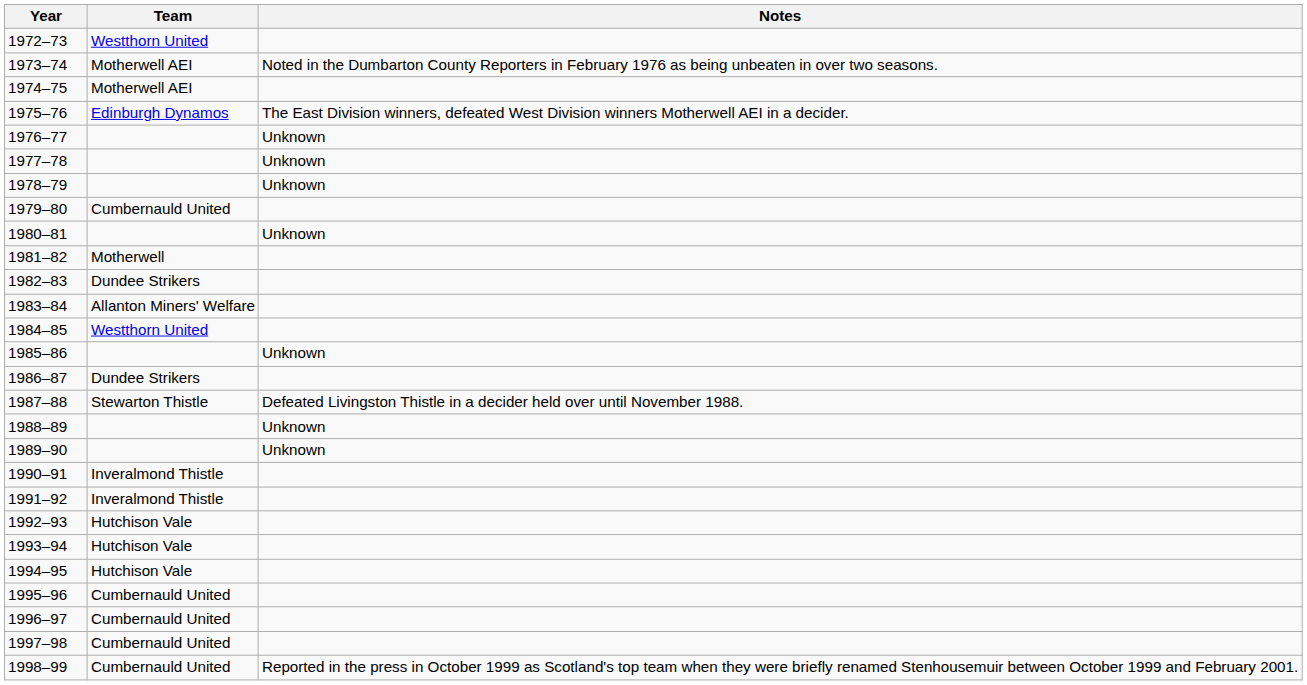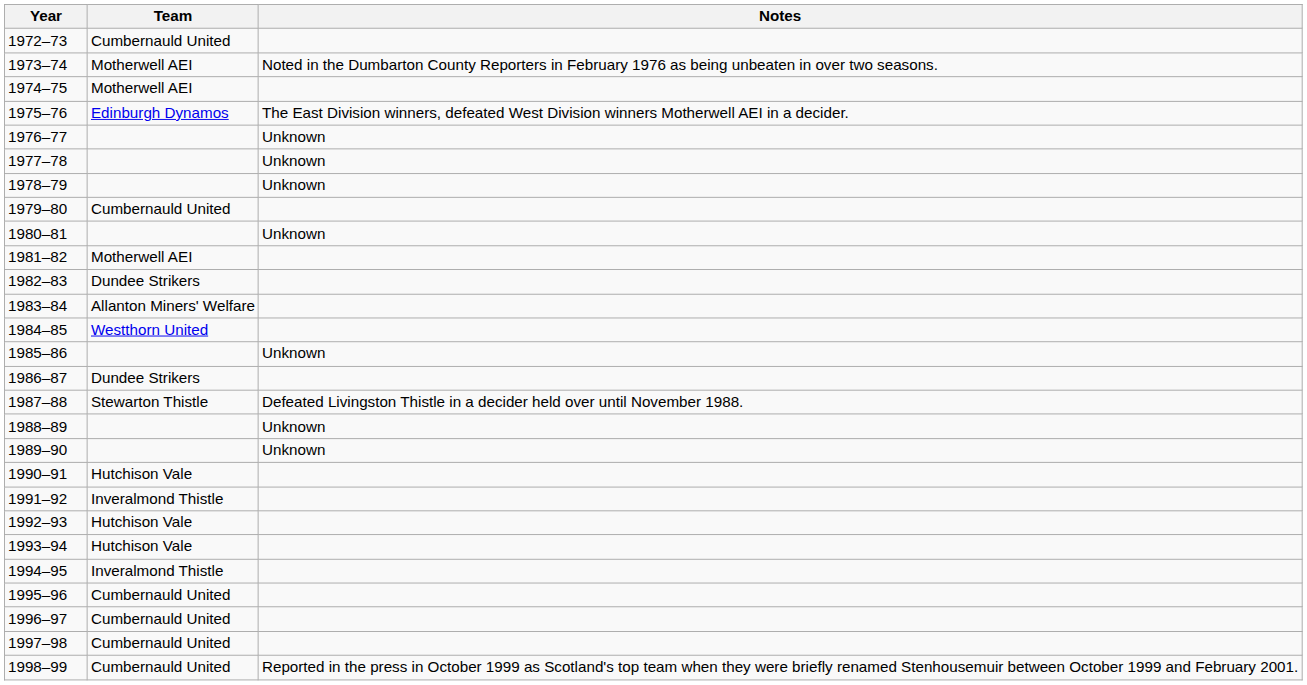(150, 40) Westthorn United -> (161, 40) Cumbernauld United
(128, 257) Motherwell -> (142, 257) Motherwell AEI
(157, 474) Inveralmond Thistle -> (142, 474) Hutchison Vale
(142, 570) Hutchison Vale -> (157, 570) Inveralmond Thistle
